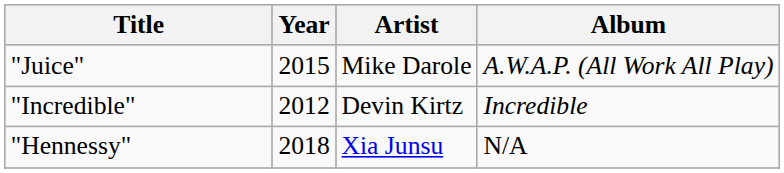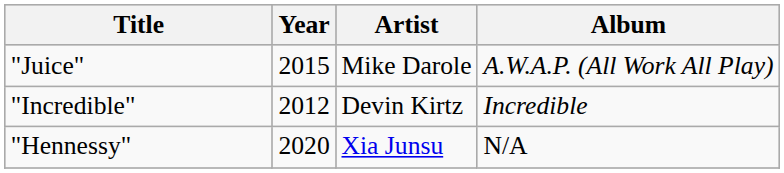(304, 146) 2018 -> (304, 146) 2020
